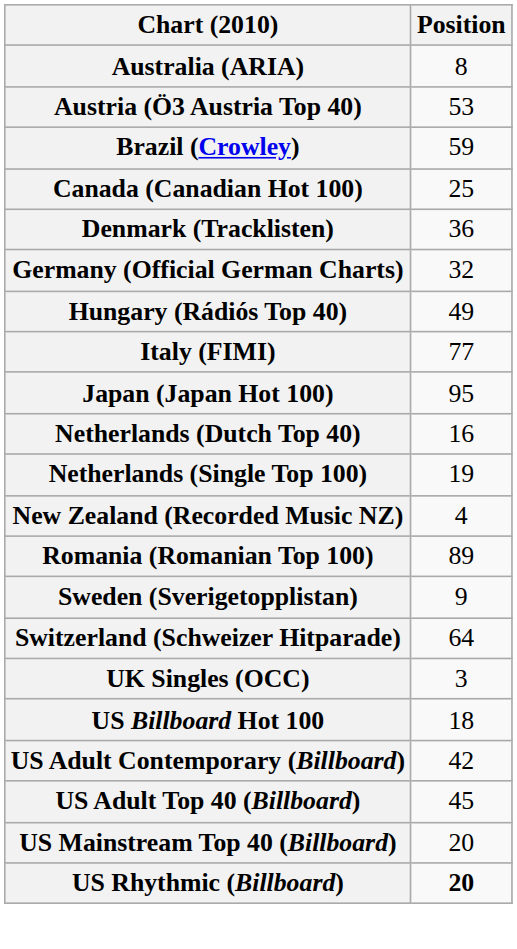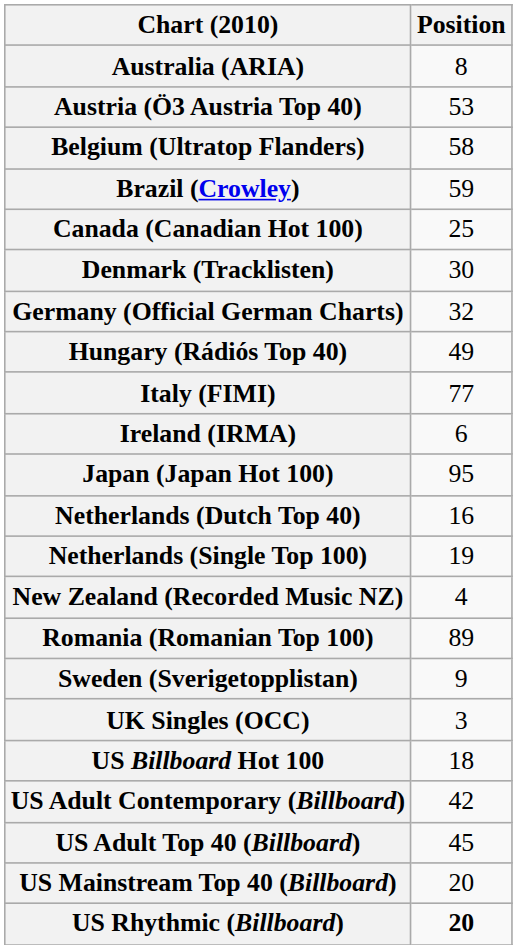+ row: (208, 147)
(461, 229) 36 -> (461, 270) 30
+ row: (208, 433)
- row: (208, 637)
